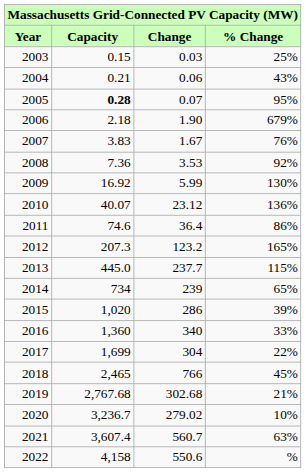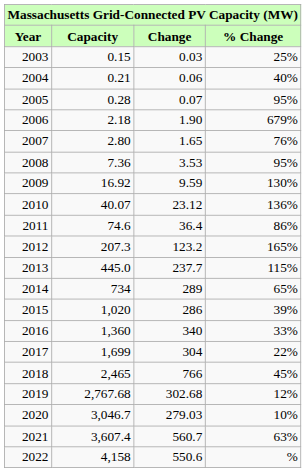(286, 78) 43% -> (286, 78) 40%
(119, 99) bold -> (119, 99) normal
(119, 141) 3.83 -> (119, 141) 2.80
(191, 141) 1.67 -> (191, 141) 1.65
(286, 162) 92% -> (286, 162) 95%
(191, 183) 5.99 -> (191, 183) 9.59
(192, 288) 239 -> (192, 288) 289
(286, 394) 21% -> (286, 394) 12%
(111, 415) 3,236.7 -> (111, 415) 3,046.7
(184, 415) 279.02 -> (184, 415) 279.03
